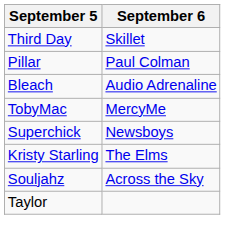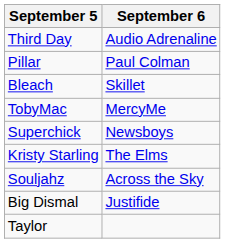(125, 39) Skillet -> (161, 39) Audio Adrenaline
(161, 86) Audio Adrenaline -> (125, 86) Skillet
+ row: (43, 202)
